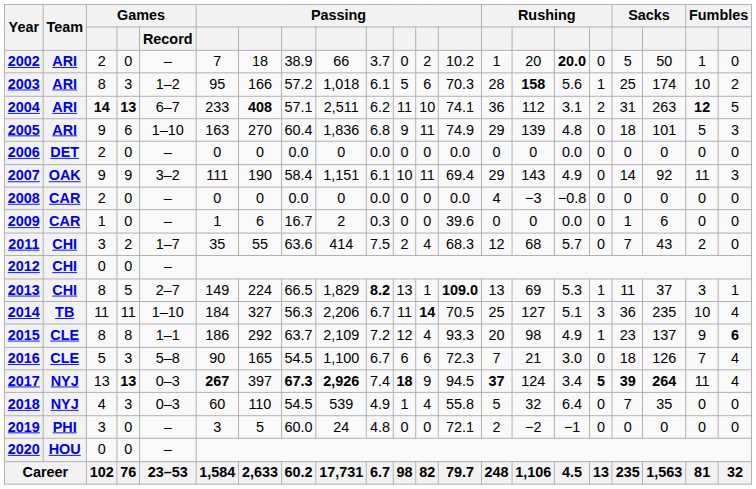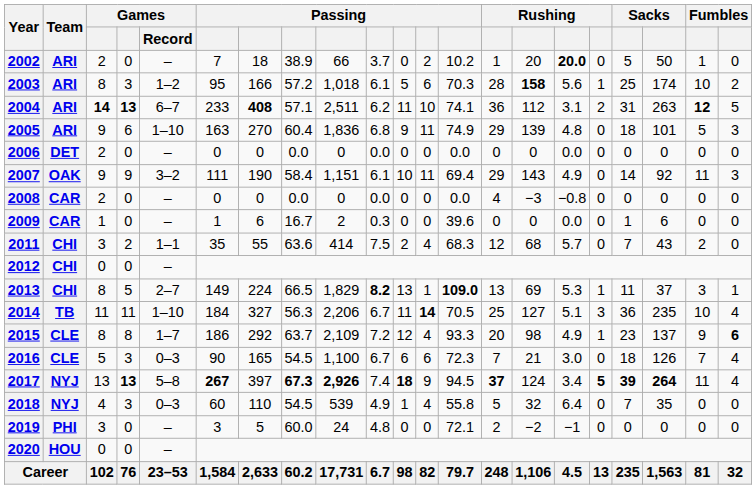(168, 244) 1–7 -> (168, 244) 1–1
(168, 335) 1–1 -> (168, 335) 1–7
(168, 358) 5–8 -> (168, 358) 0–3
(168, 381) 0–3 -> (168, 381) 5–8
